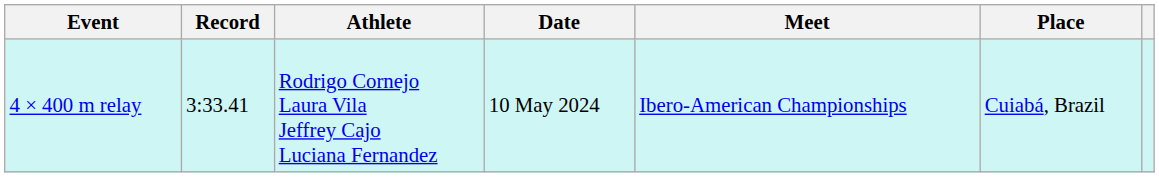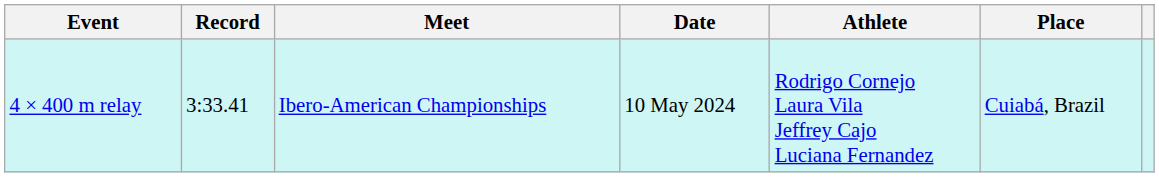columns swapped: (379, 21) <-> (807, 21)
